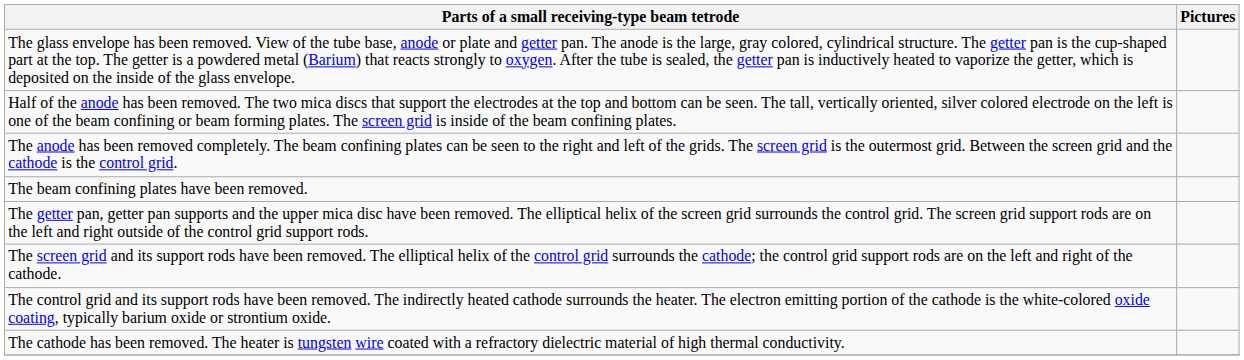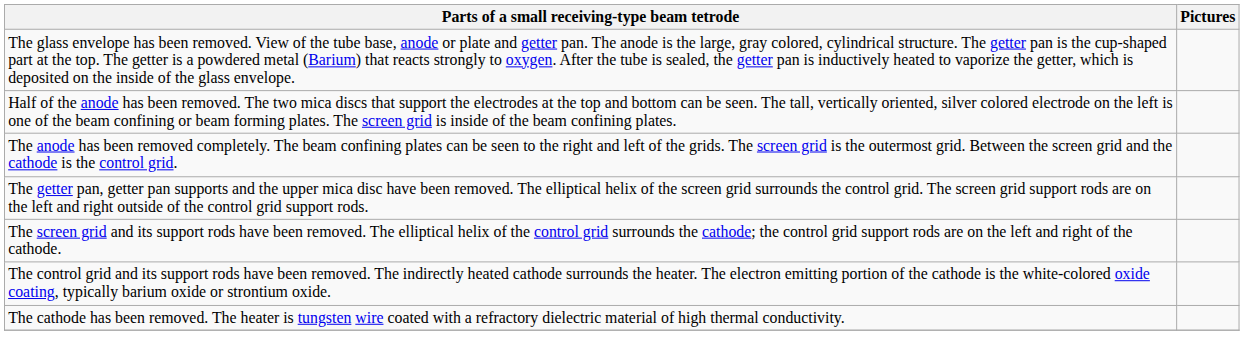- row: (158, 188)
